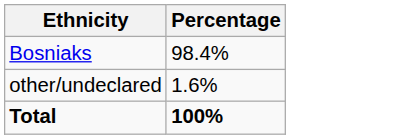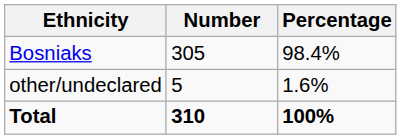+ column: (222, 20)
